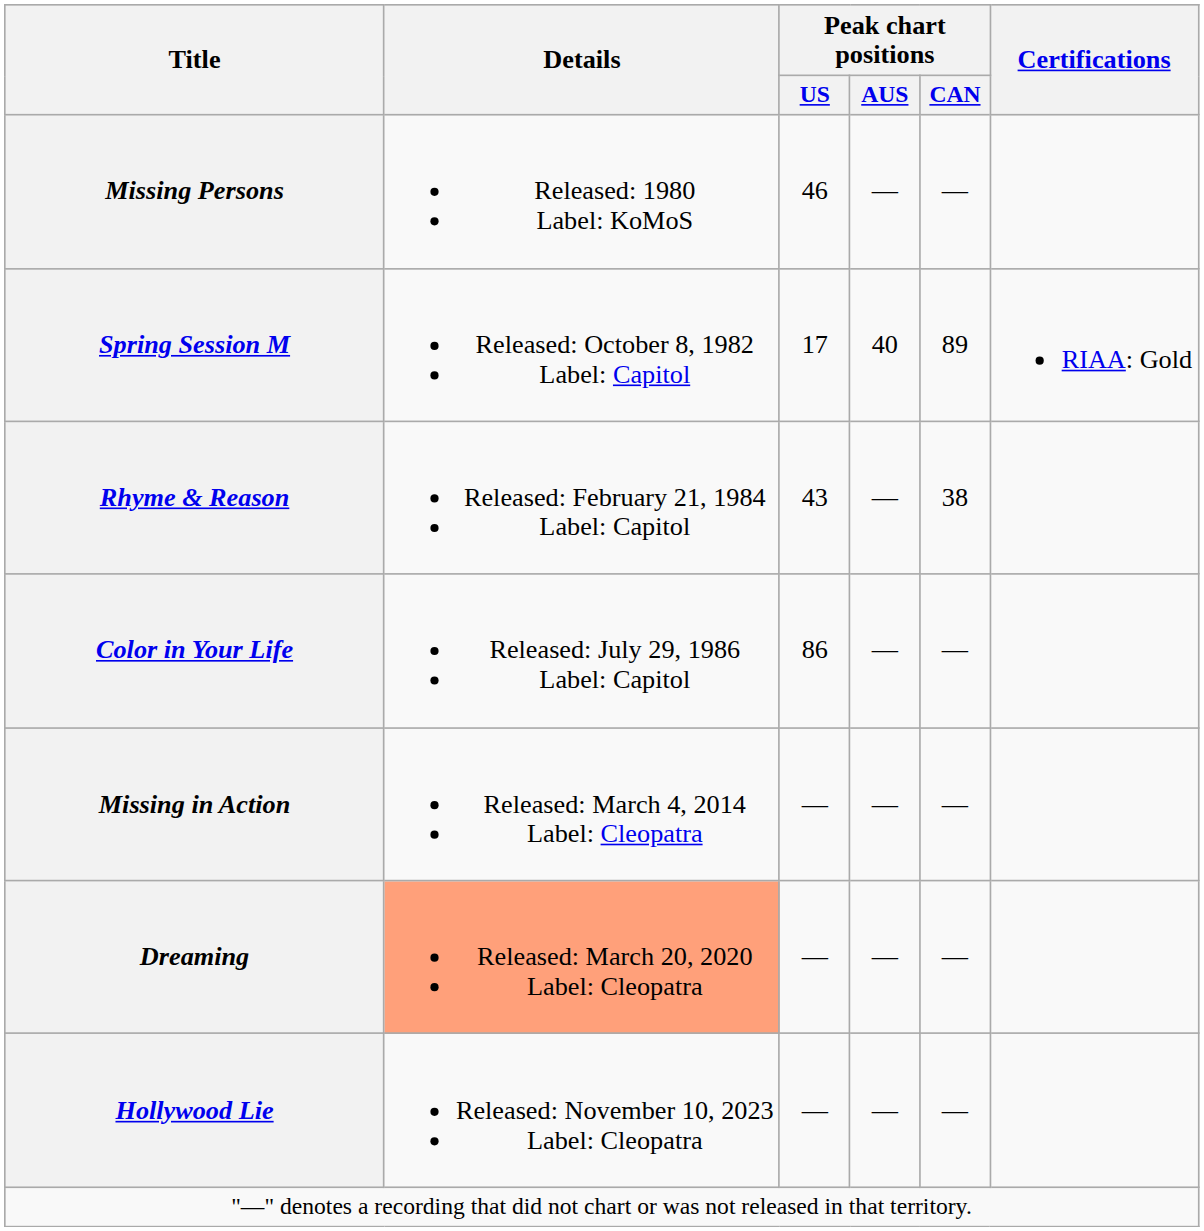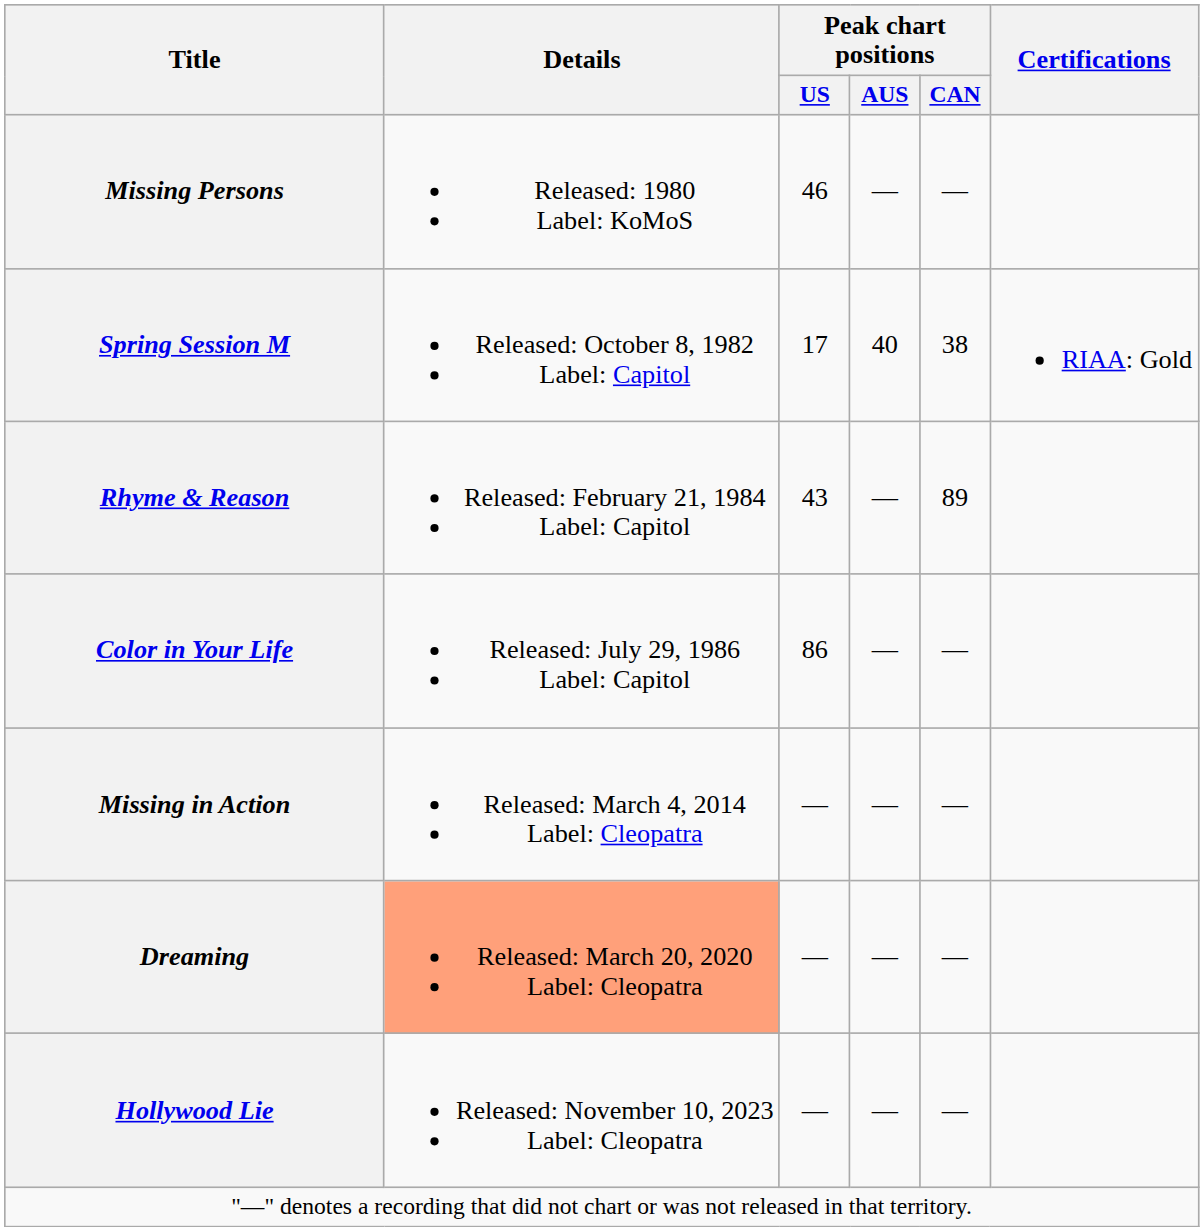(955, 344) 89 -> (955, 344) 38
(955, 497) 38 -> (955, 497) 89
